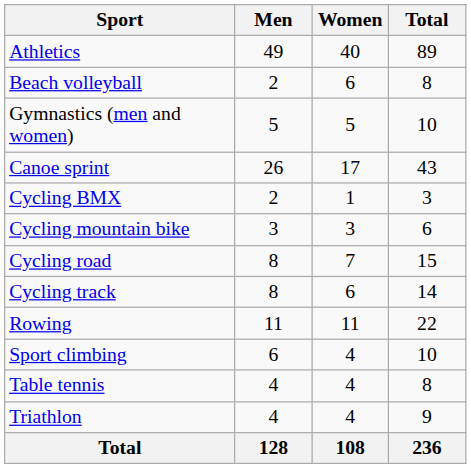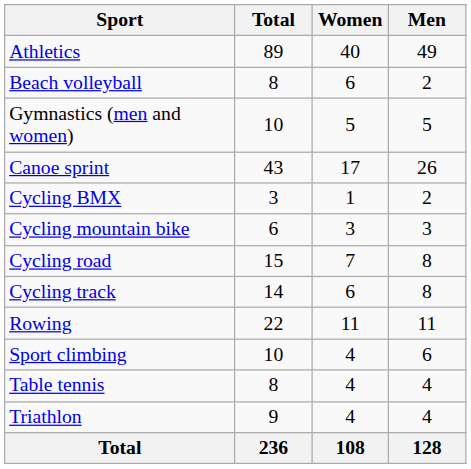columns swapped: (273, 20) <-> (427, 20)
